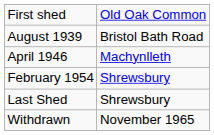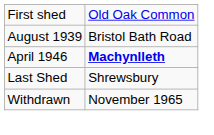(135, 57) normal -> (127, 57) bold
- row: (51, 78)
